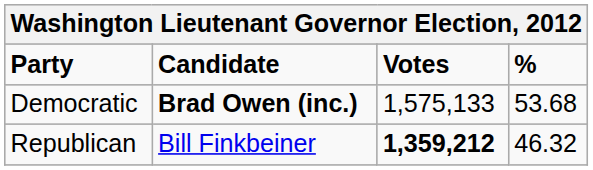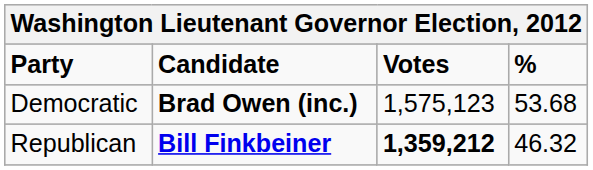(439, 104) 1,575,133 -> (439, 104) 1,575,123
(237, 143) normal -> (245, 143) bold
